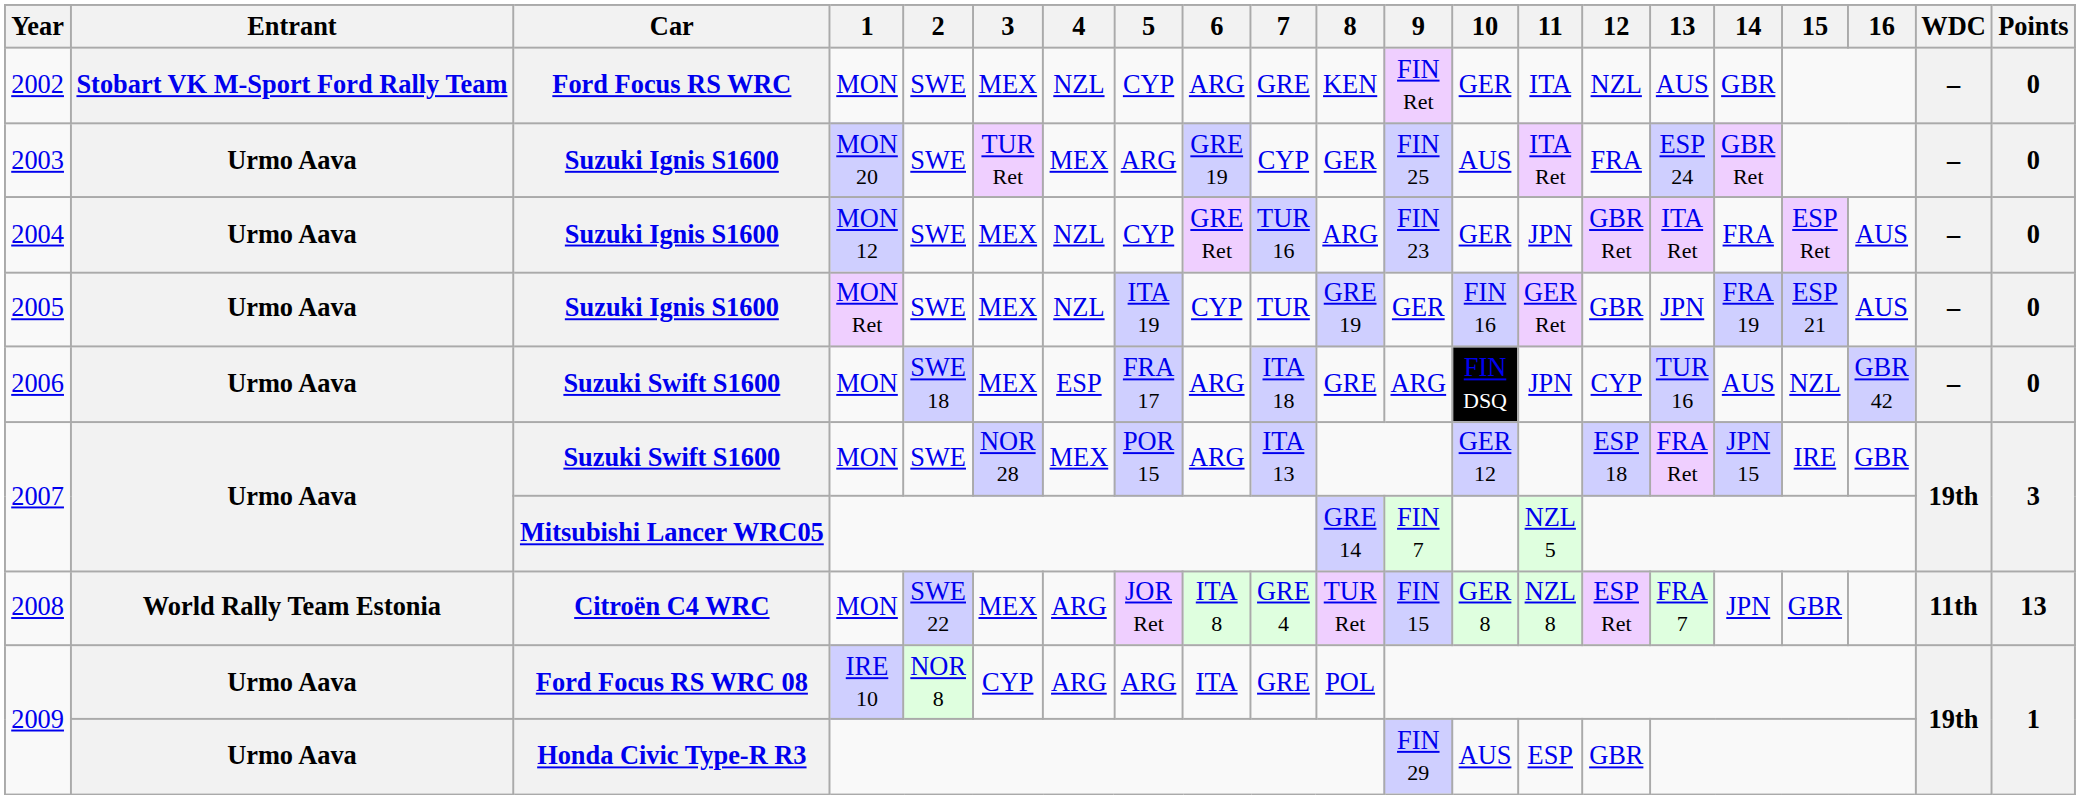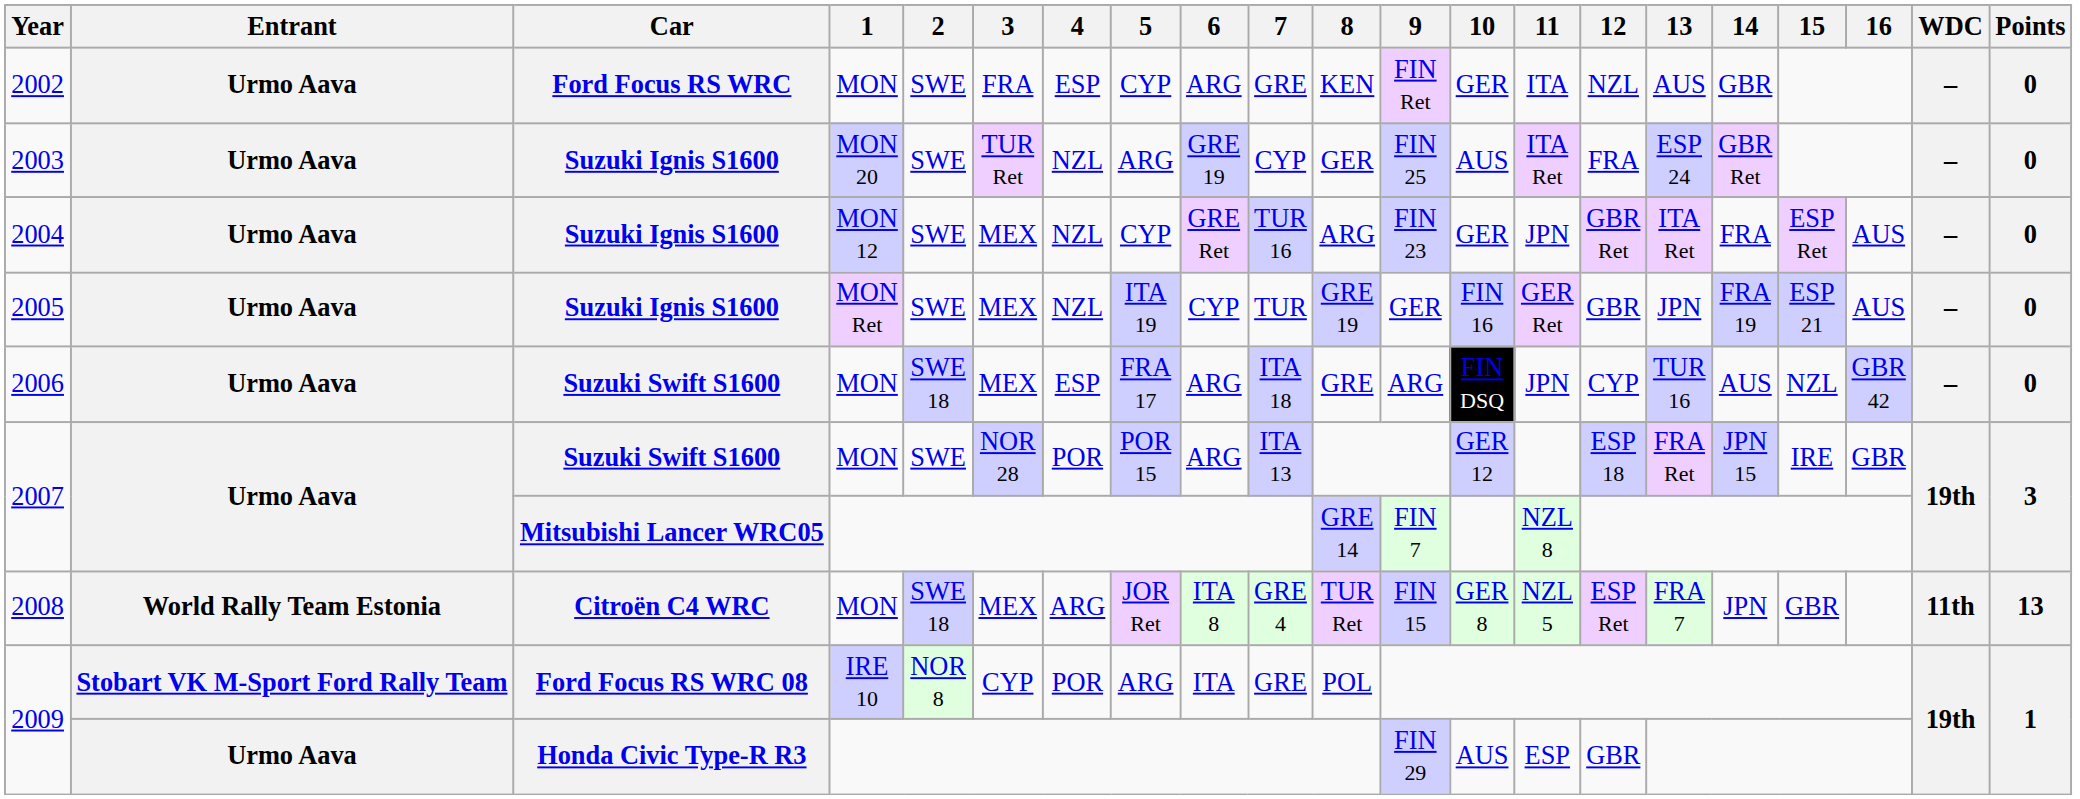(292, 84) Stobart VK M-Sport Ford Rally Team -> (292, 84) Urmo Aava
(1008, 84) MEX -> (1008, 84) FRA
(1079, 84) NZL -> (1077, 84) ESP
(1079, 159) MEX -> (1077, 159) NZL
(1079, 457) MEX -> (1077, 457) POR
(1550, 531) NZL 5 -> (1547, 531) NZL 8
(938, 605) SWE 22 -> (938, 605) SWE 18
(1550, 605) NZL 8 -> (1547, 605) NZL 5
(292, 681) Urmo Aava -> (292, 681) Stobart VK M-Sport Ford Rally Team
(1079, 681) ARG -> (1077, 681) POR
